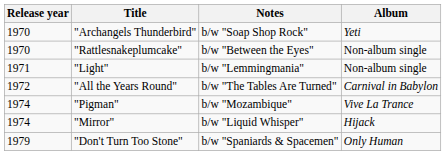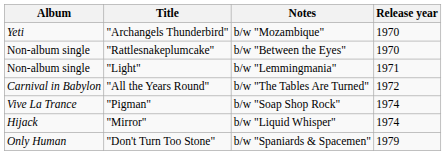columns swapped: (38, 13) <-> (391, 13)
(255, 31) b/w "Soap Shop Rock" -> (279, 31) b/w "Mozambique"
(247, 104) b/w "Mozambique" -> (287, 104) b/w "Soap Shop Rock"
